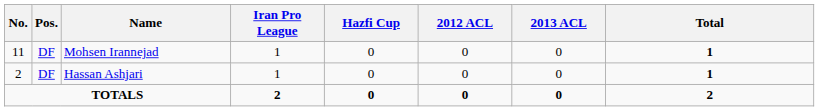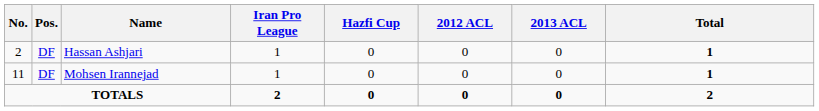rows swapped: (103, 74) <-> (111, 52)
